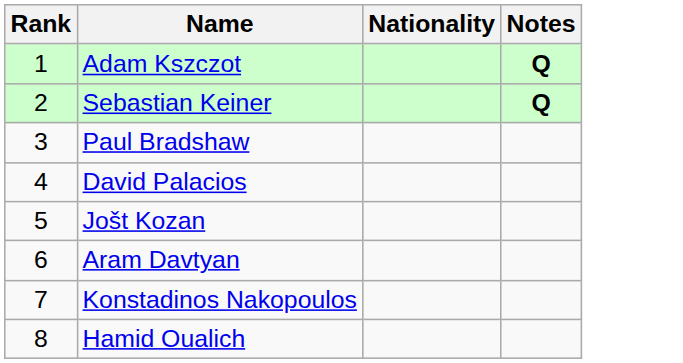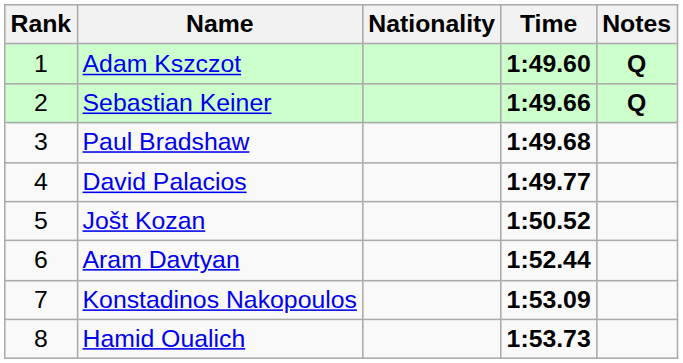+ column: (549, 24)
